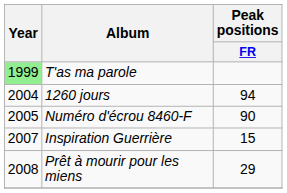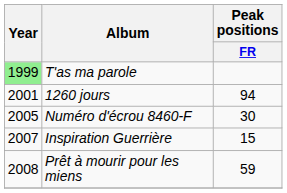(23, 95) 2004 -> (23, 95) 2001
(248, 117) 90 -> (248, 117) 30
(248, 169) 29 -> (248, 169) 59
